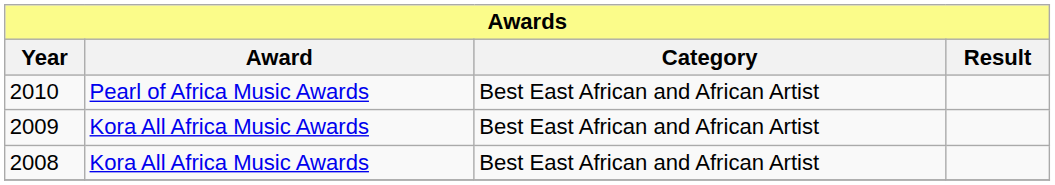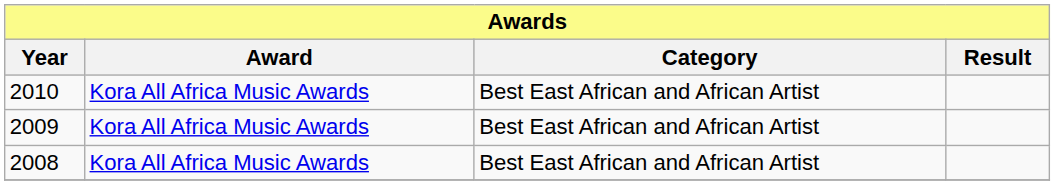(229, 92) Pearl of Africa Music Awards -> (229, 92) Kora All Africa Music Awards
